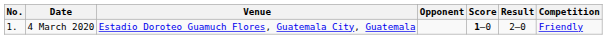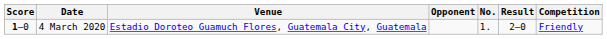columns swapped: (15, 12) <-> (483, 12)
